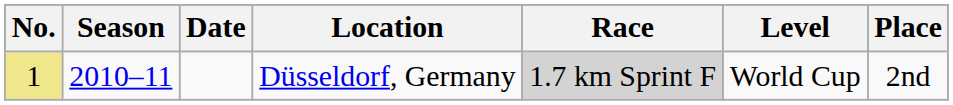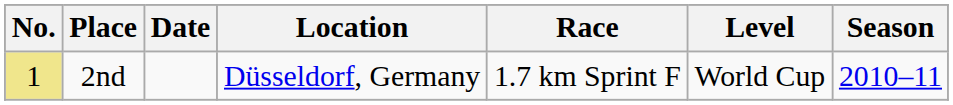columns swapped: (121, 28) <-> (908, 28)
(623, 75) lightgrey background -> (587, 75) no background
